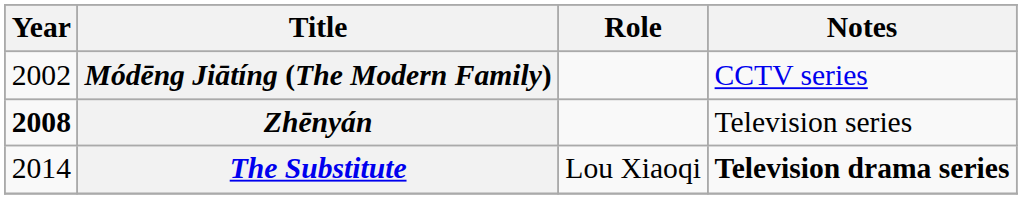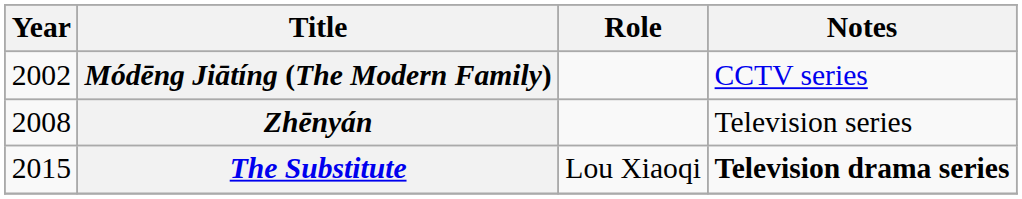(41, 121) bold -> (41, 121) normal
(41, 168) 2014 -> (41, 168) 2015
